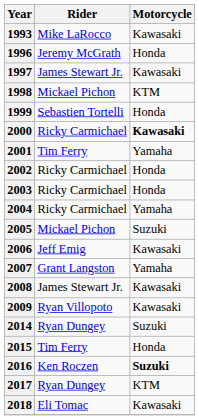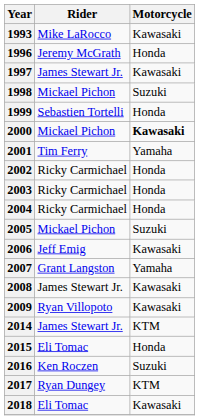(146, 92) KTM -> (150, 92) Suzuki
(82, 131) Ricky Carmichael -> (76, 131) Mickael Pichon
(152, 209) Yamaha -> (149, 209) Honda
(71, 326) Ryan Dungey -> (80, 326) James Stewart Jr.
(150, 326) Suzuki -> (146, 326) KTM
(62, 346) Tim Ferry -> (63, 346) Eli Tomac
(151, 365) bold -> (150, 365) normal
